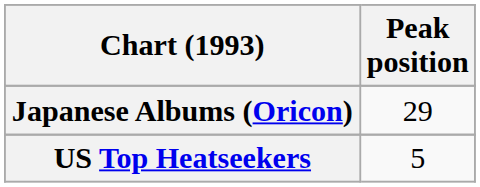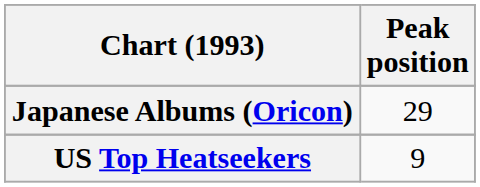(418, 157) 5 -> (418, 157) 9
